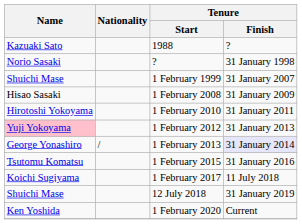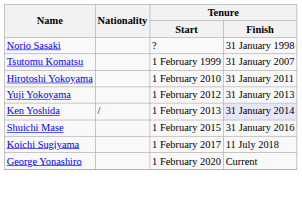- row: (162, 45)
(35, 78) Shuichi Mase -> (45, 62) Tsutomu Komatsu
- row: (186, 95)
(39, 128) pink background -> (39, 95) no background
(44, 144) George Yonashiro -> (33, 111) Ken Yoshida
(45, 161) Tsutomu Komatsu -> (35, 128) Shuichi Mase
- row: (179, 194)
(33, 210) Ken Yoshida -> (44, 161) George Yonashiro
